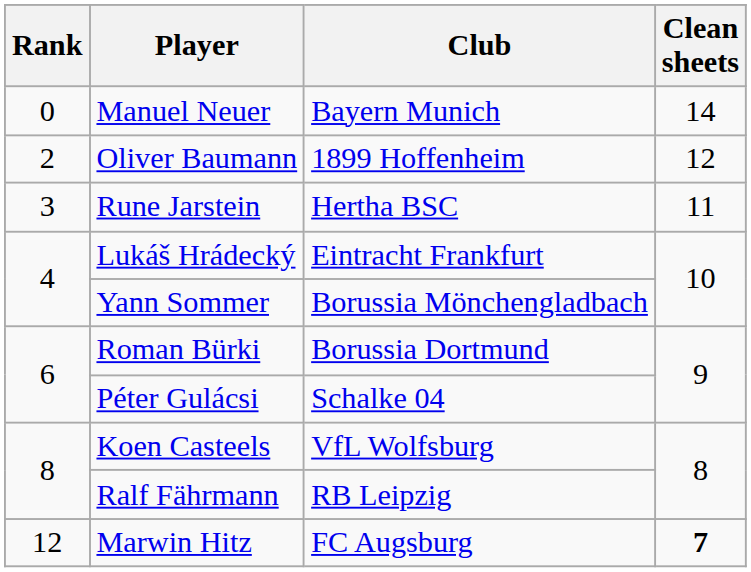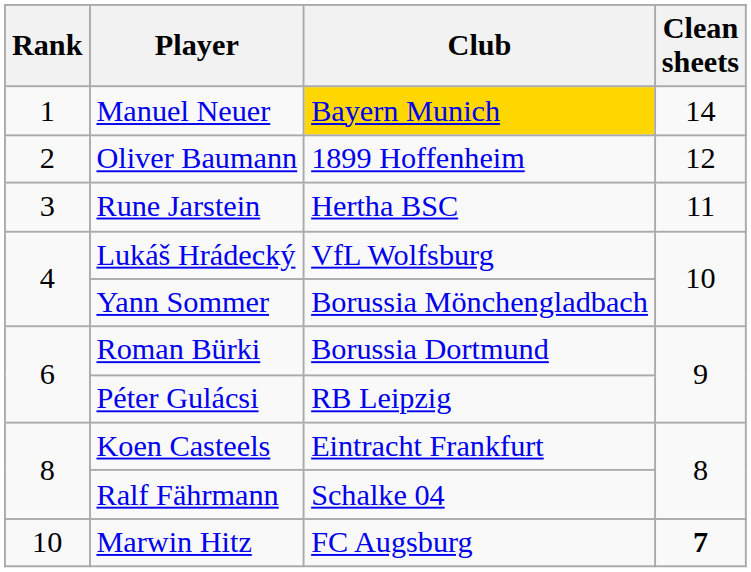(47, 110) 0 -> (47, 110) 1
(406, 110) no background -> (406, 110) gold background
(427, 254) Eintracht Frankfurt -> (402, 254) VfL Wolfsburg
(378, 398) Schalke 04 -> (381, 398) RB Leipzig
(402, 446) VfL Wolfsburg -> (427, 446) Eintracht Frankfurt
(381, 494) RB Leipzig -> (378, 494) Schalke 04
(47, 542) 12 -> (47, 542) 10
